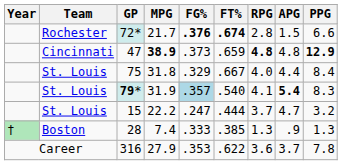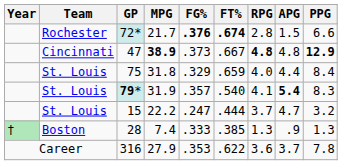(231, 53) .659 -> (231, 53) .667
(231, 73) .667 -> (231, 73) .659
(196, 92) lightblue background -> (196, 92) no background
